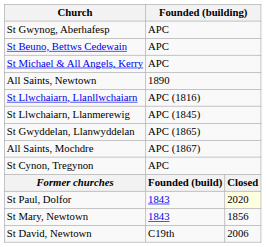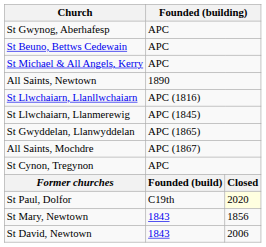(159, 200) 1843 -> (161, 200) C19th
(161, 234) C19th -> (159, 234) 1843
